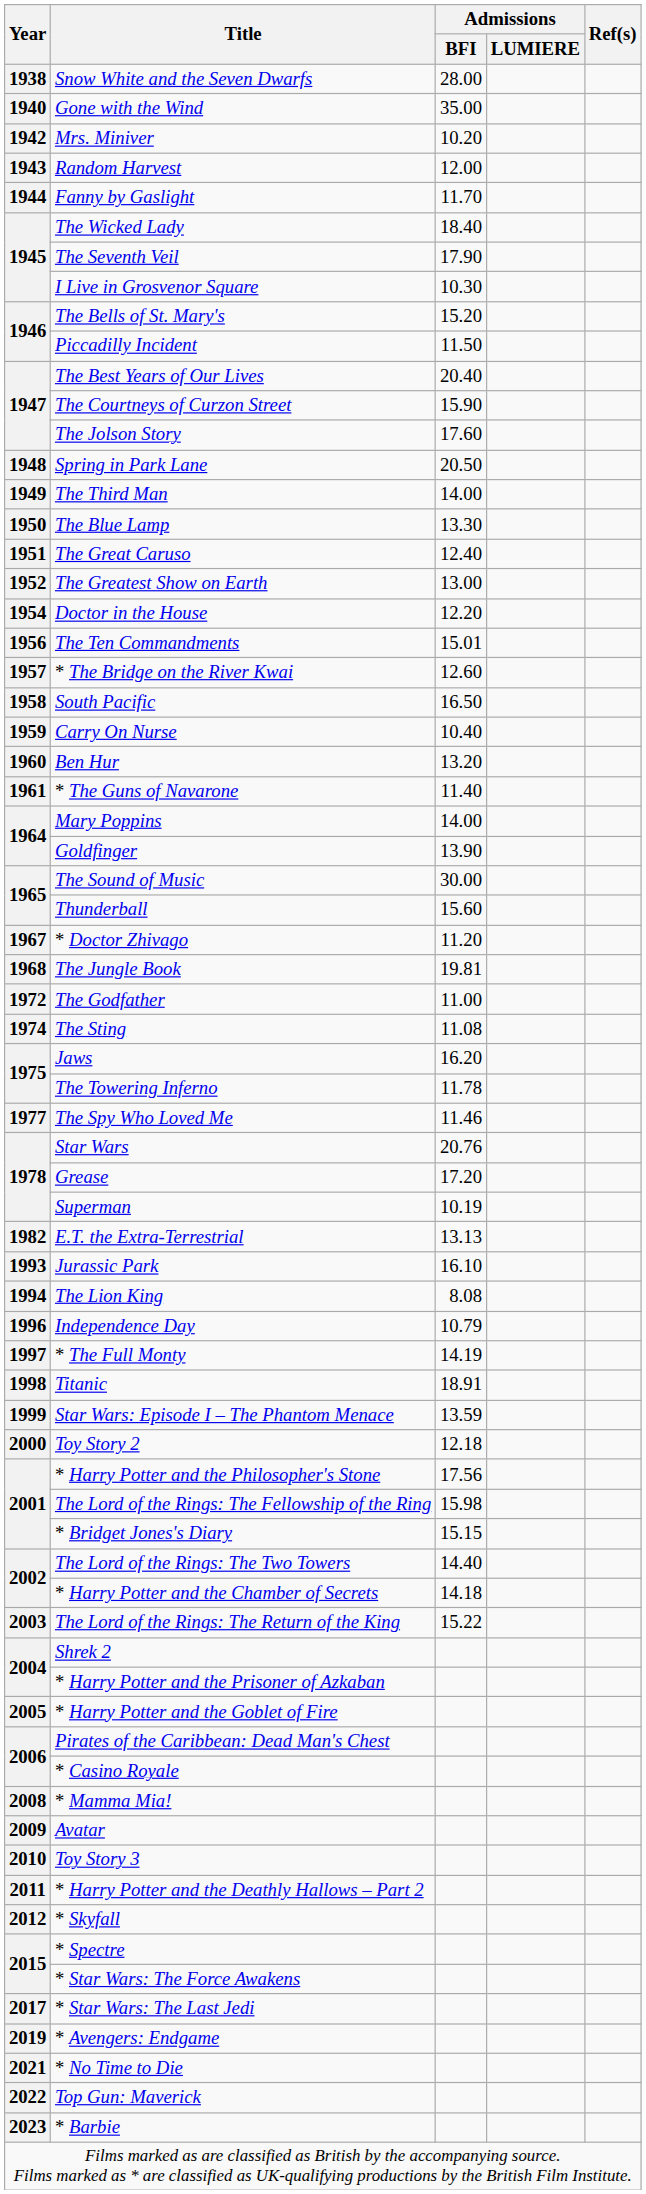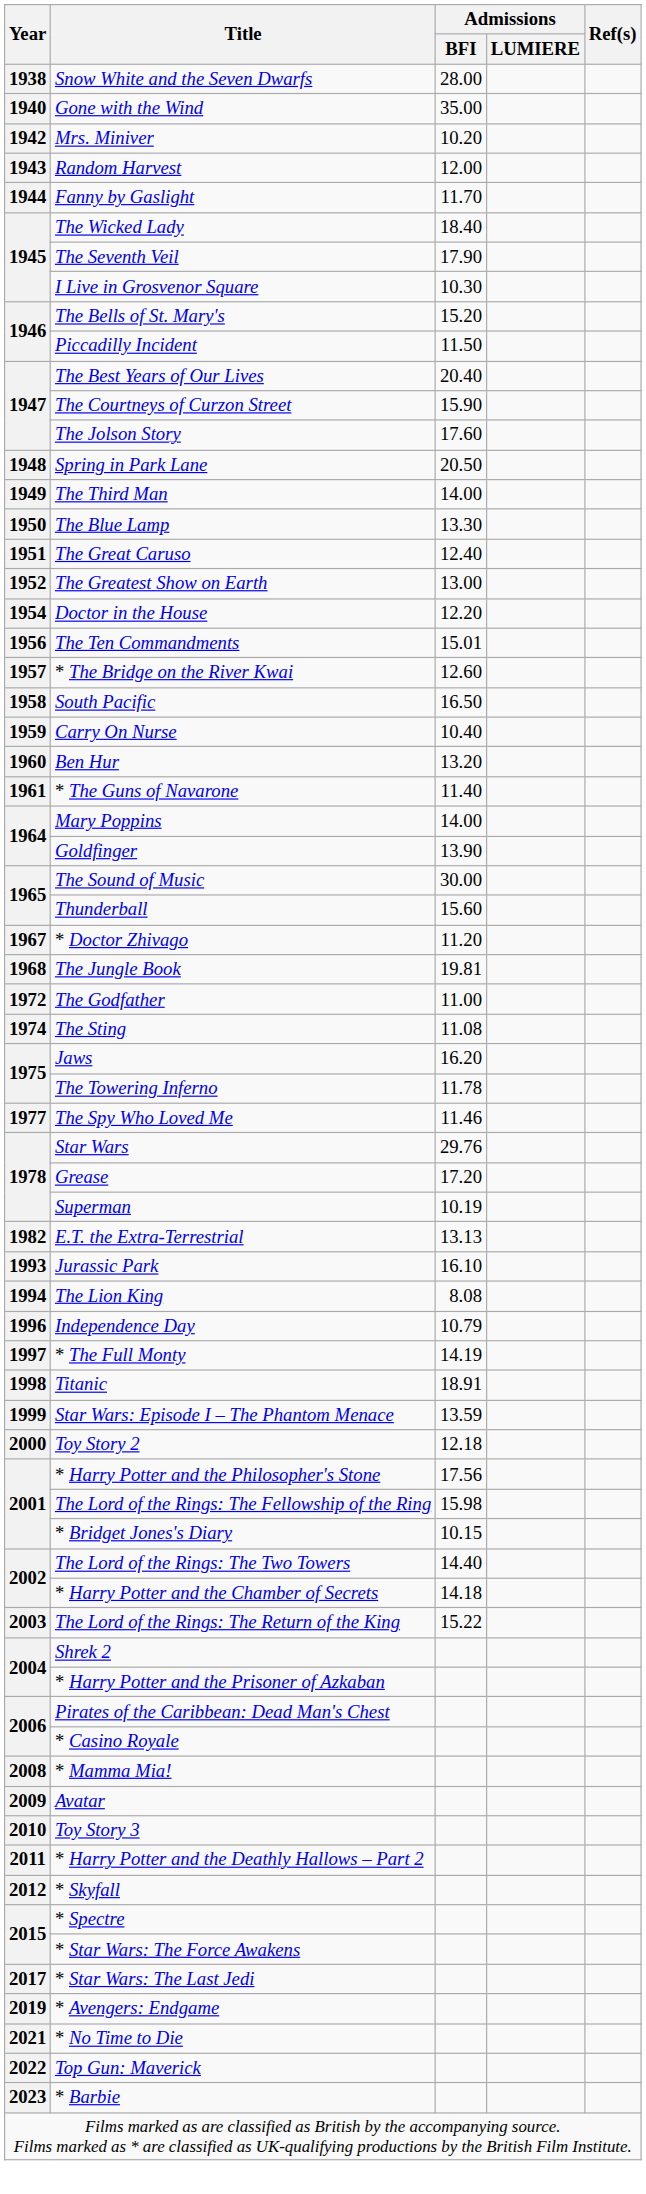(461, 1147) 20.76 -> (461, 1147) 29.76
(461, 1533) 15.15 -> (461, 1533) 10.15
- row: (196, 1711)
